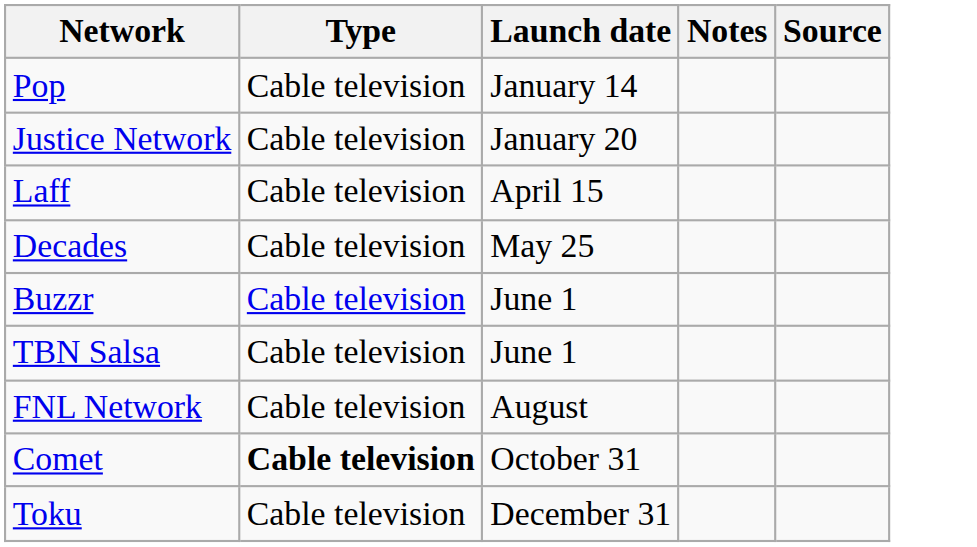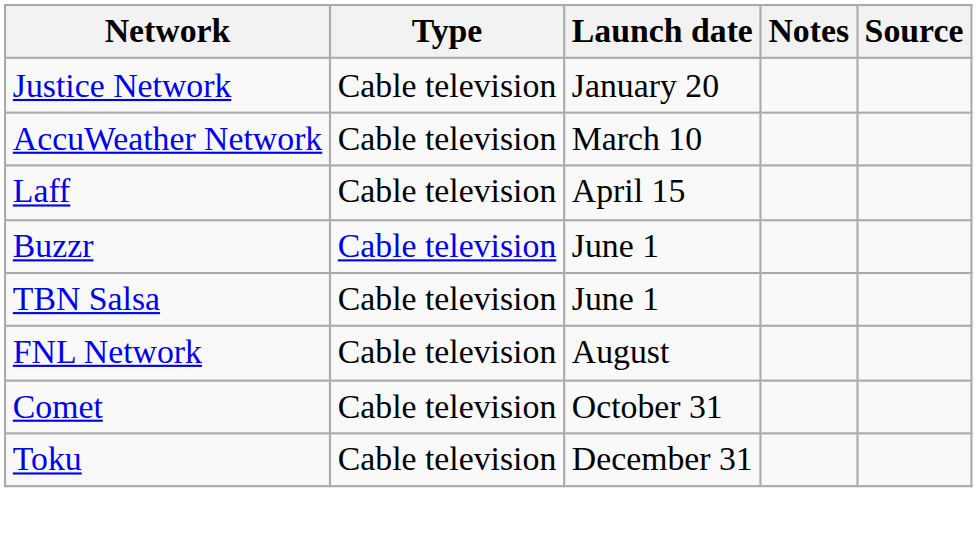- row: (39, 84)
+ row: (168, 138)
- row: (70, 245)
(361, 459) bold -> (447, 406) normal
